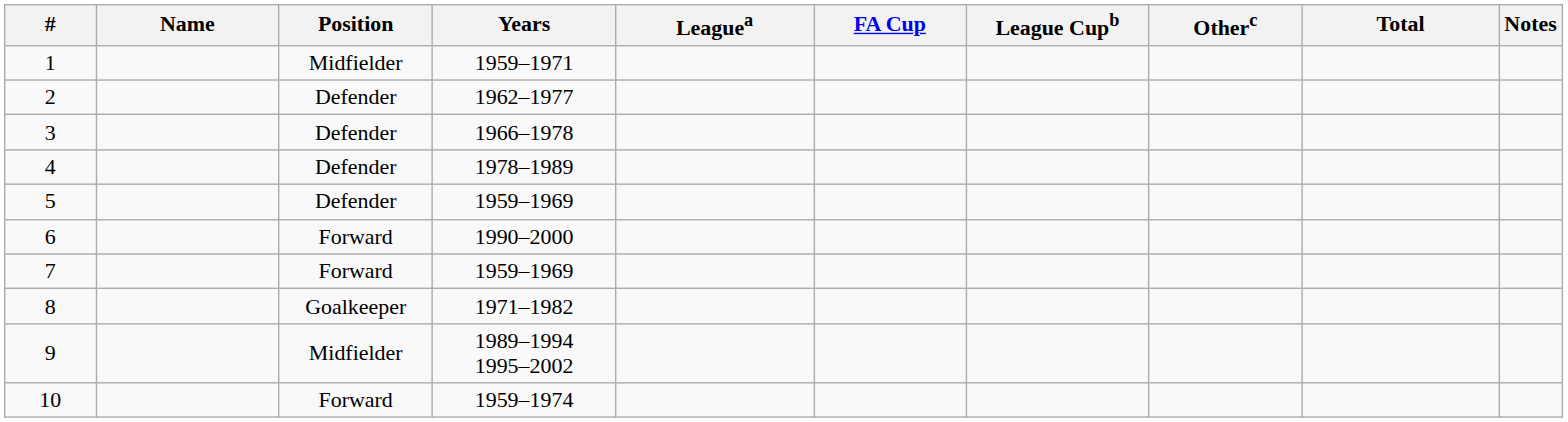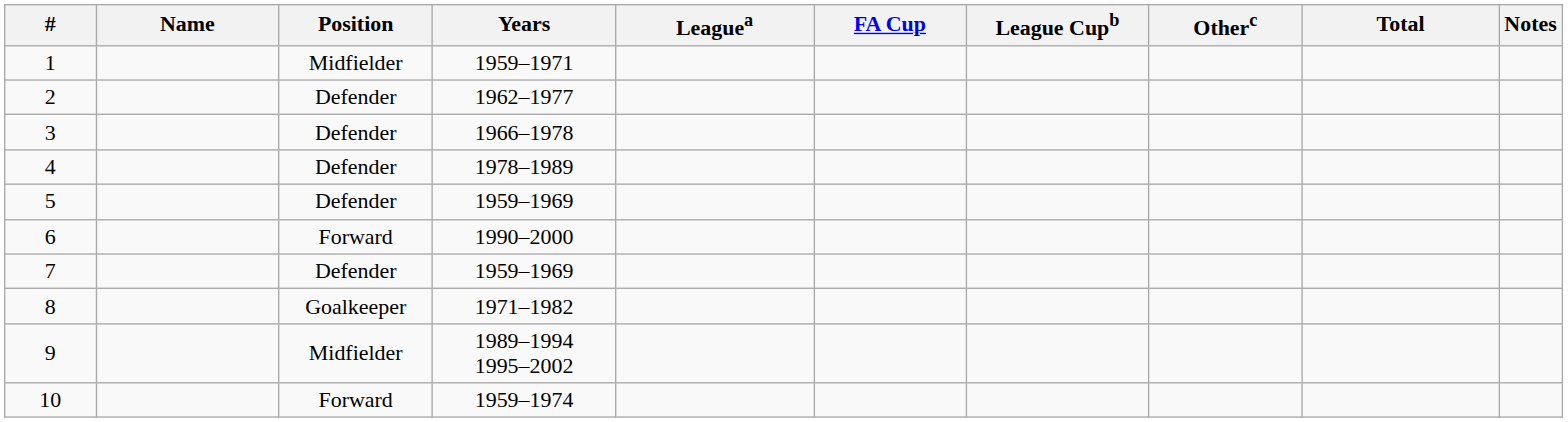(356, 271) Forward -> (356, 271) Defender
